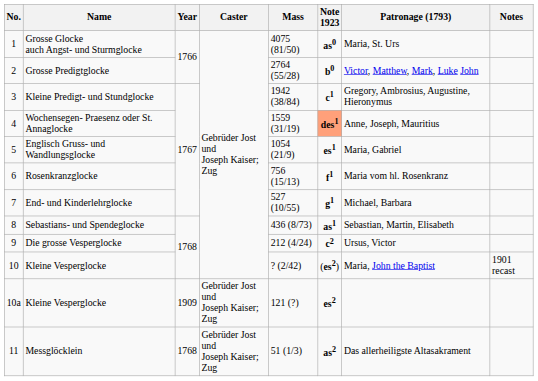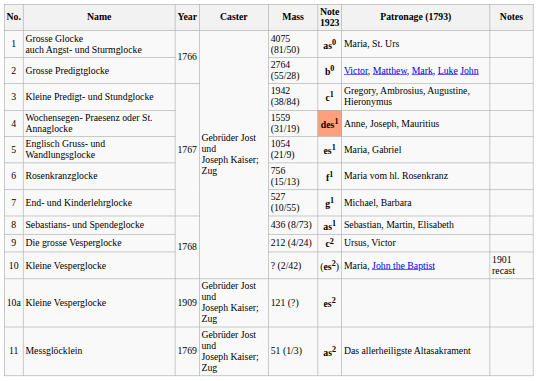(187, 351) 1768 -> (187, 351) 1769
